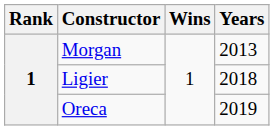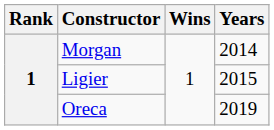(238, 49) 2013 -> (238, 49) 2014
(238, 79) 2018 -> (238, 79) 2015
